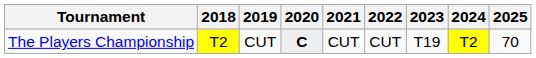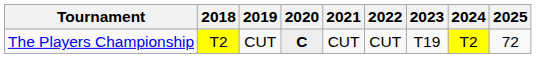(510, 42) 70 -> (510, 42) 72
